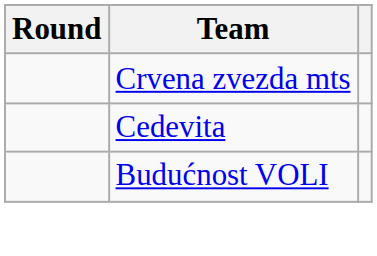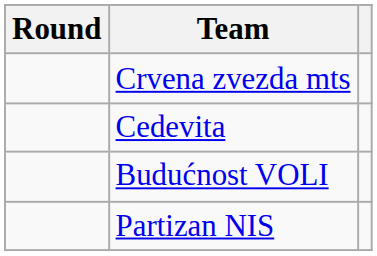+ row: (195, 224)
